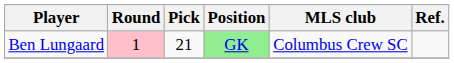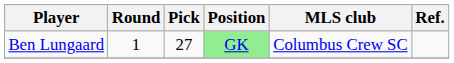(136, 44) pink background -> (136, 44) no background
(184, 44) 21 -> (184, 44) 27
